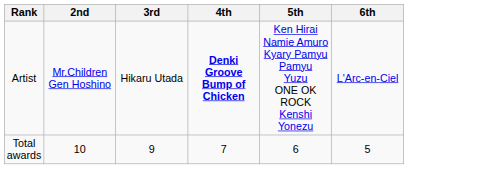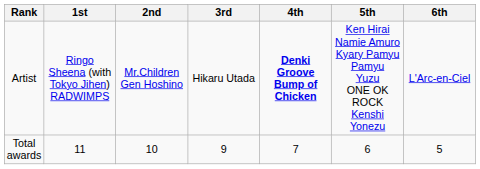+ column: (80, 13)
